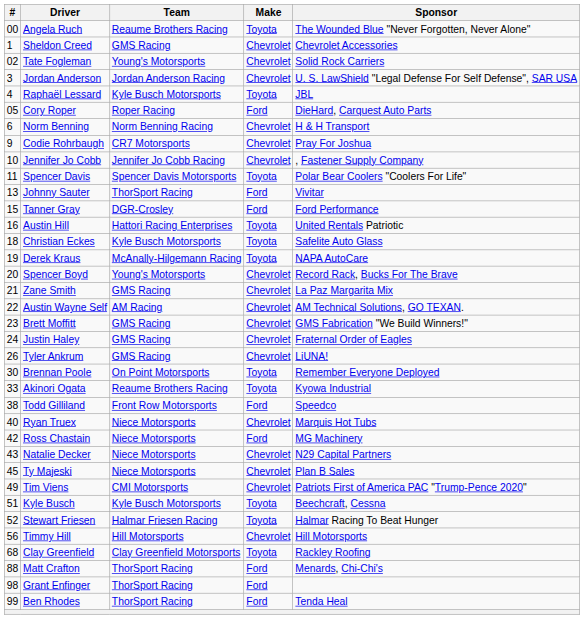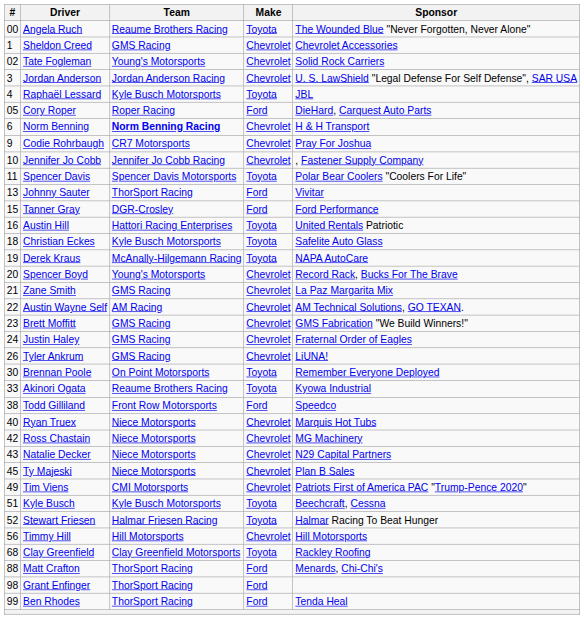(162, 127) normal -> (166, 127) bold
(257, 438) Ford -> (268, 438) Chevrolet
